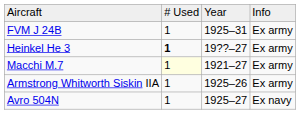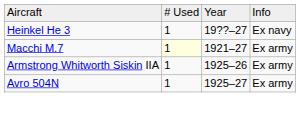- row: (34, 30)
(167, 48) bold -> (167, 30) normal
(273, 48) Ex army -> (272, 30) Ex navy
(272, 100) Ex navy -> (273, 83) Ex army
